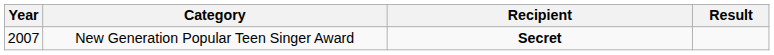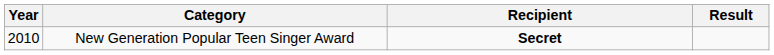(24, 38) 2007 -> (24, 38) 2010
